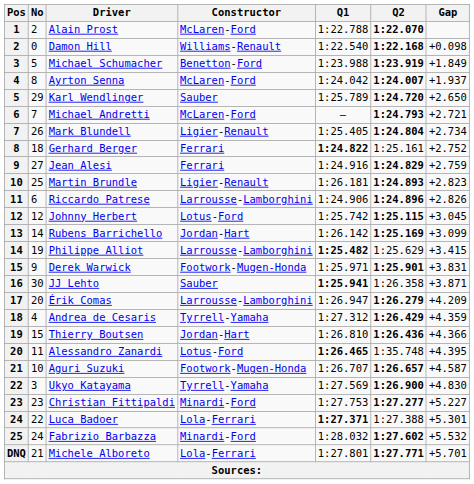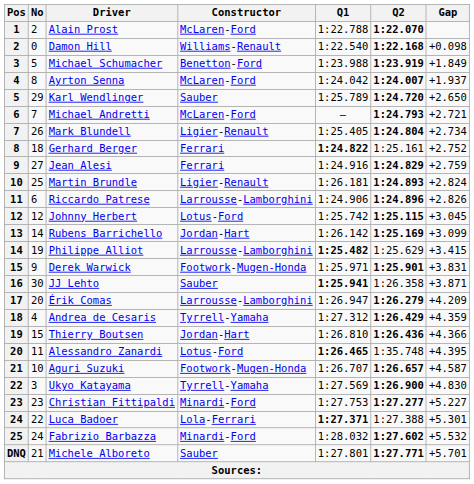(448, 183) +2.823 -> (448, 183) +2.824
(218, 454) Lola-Ferrari -> (199, 454) Sauber
